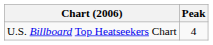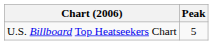(194, 31) 4 -> (194, 31) 5
